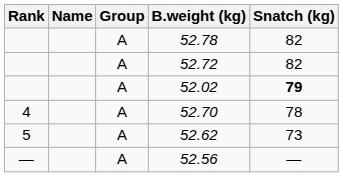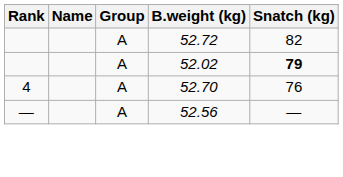- row: (199, 40)
(294, 111) 78 -> (294, 87) 76
- row: (199, 135)
